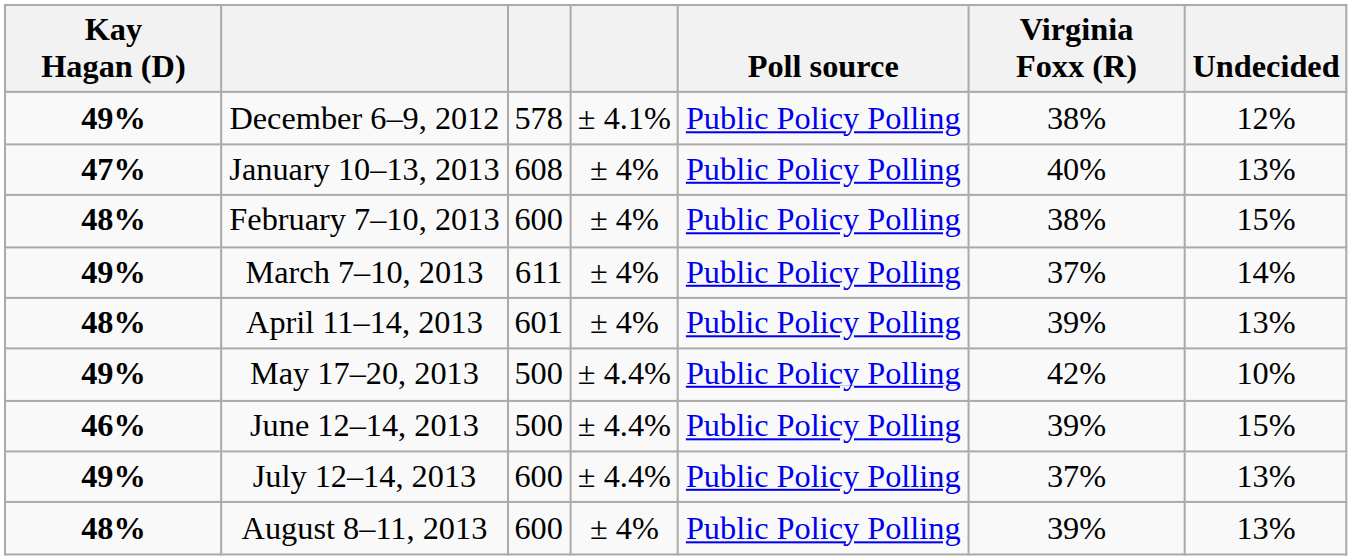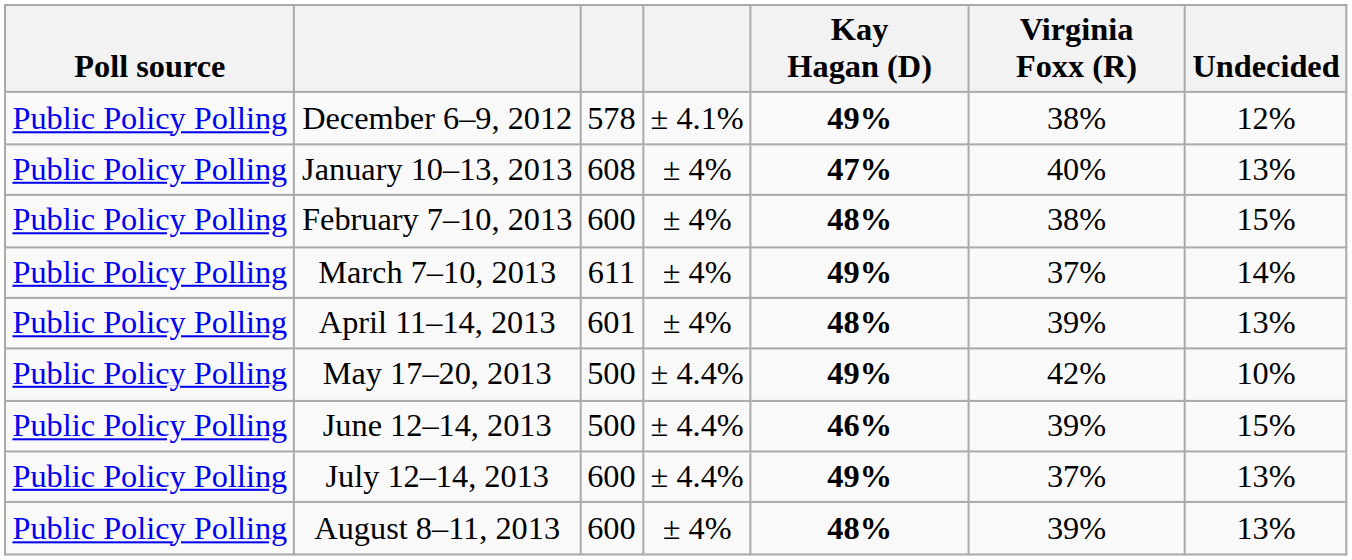columns swapped: (823, 66) <-> (113, 48)
